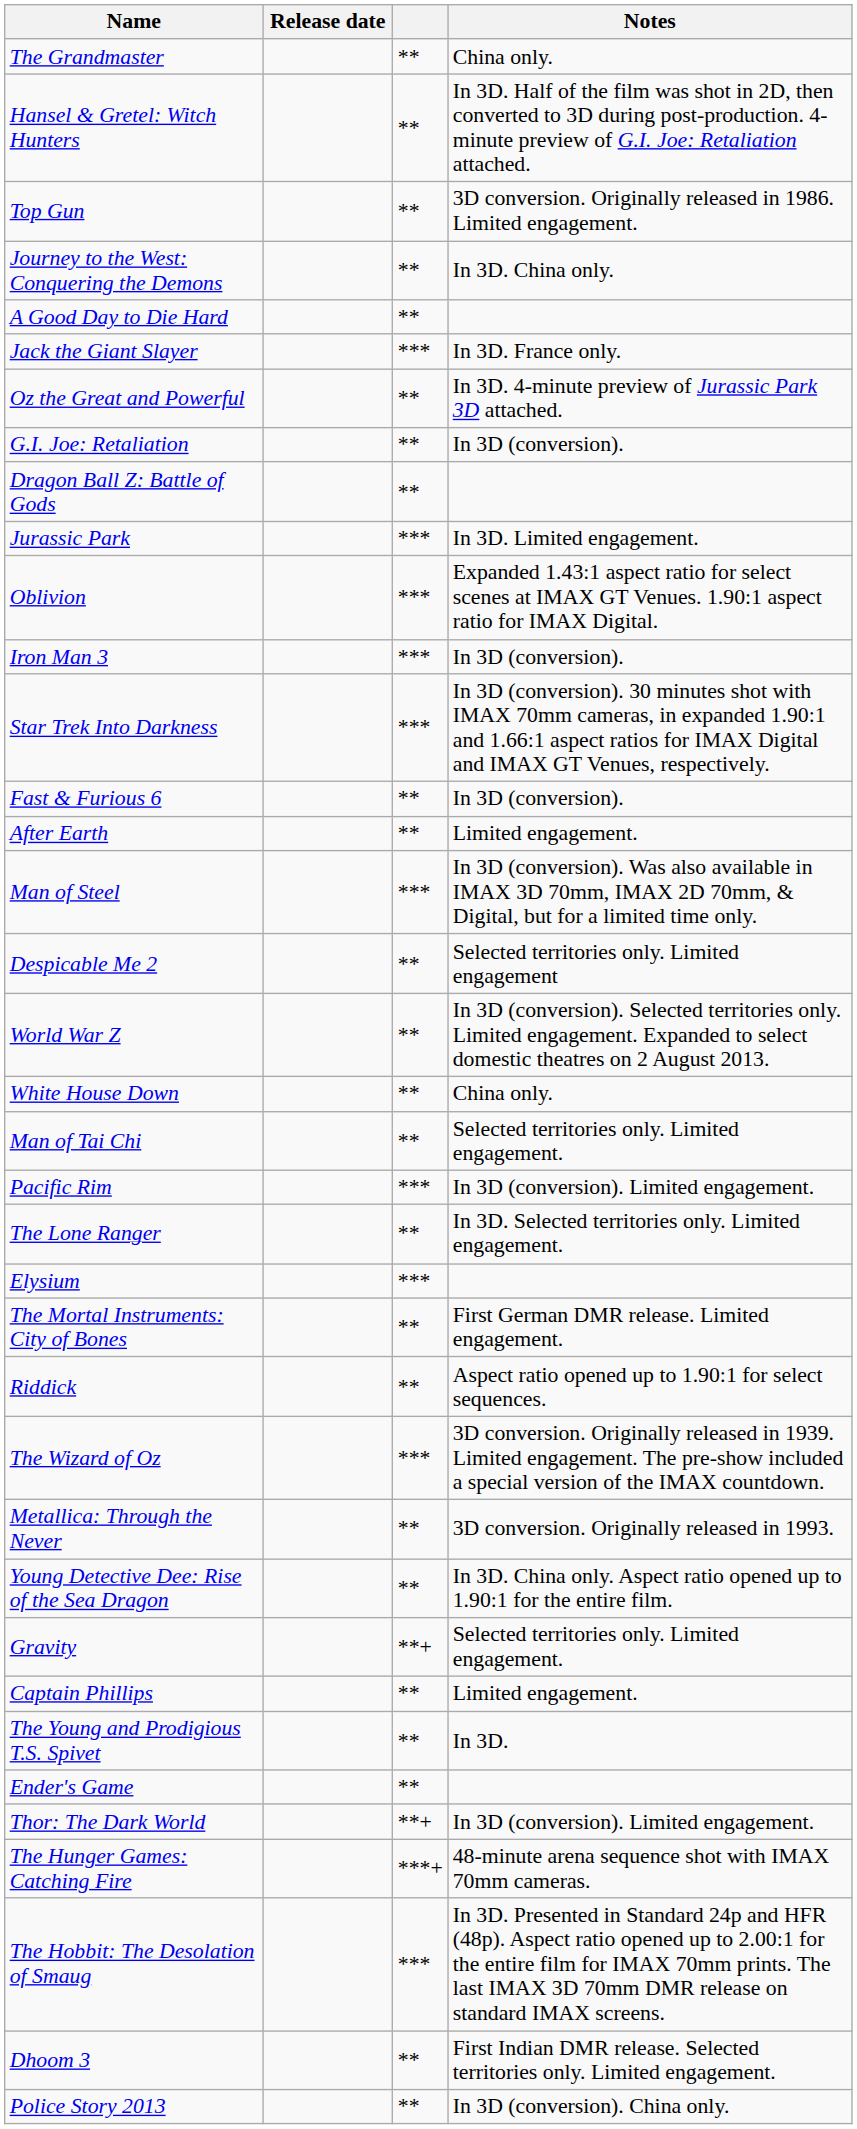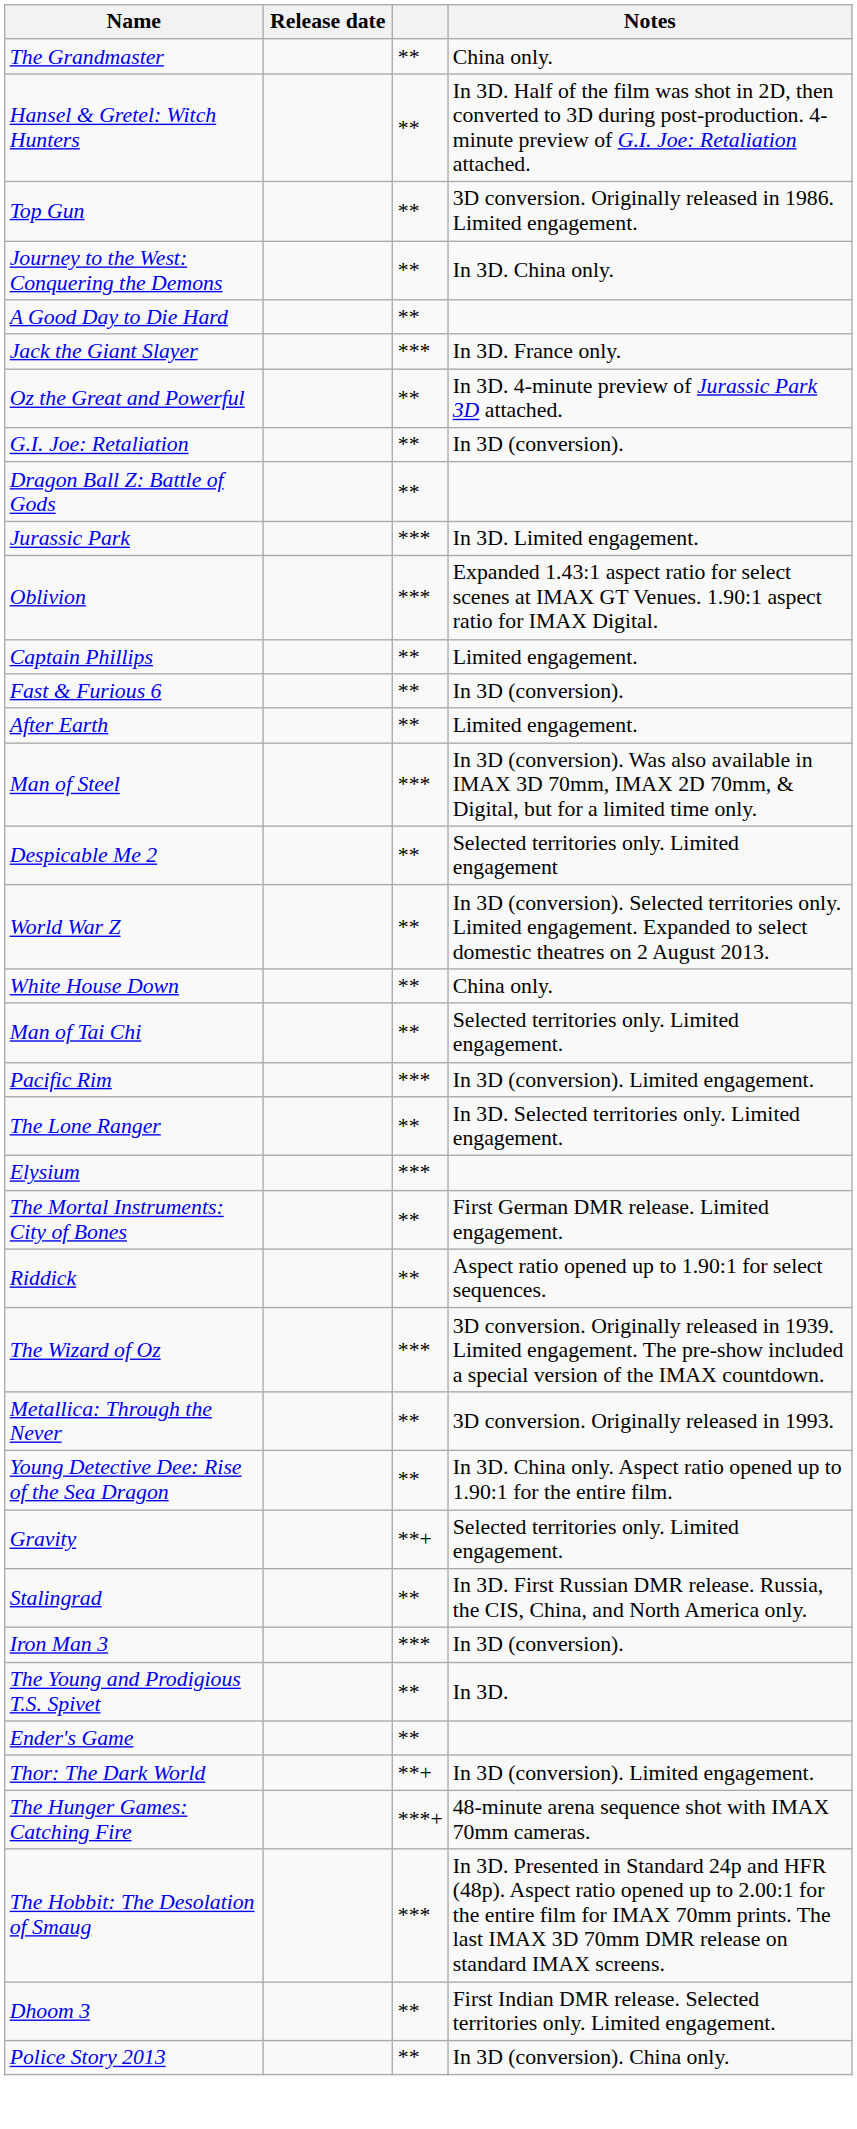rows swapped: (59, 656) <-> (81, 1693)
- row: (114, 727)
+ row: (56, 1597)
